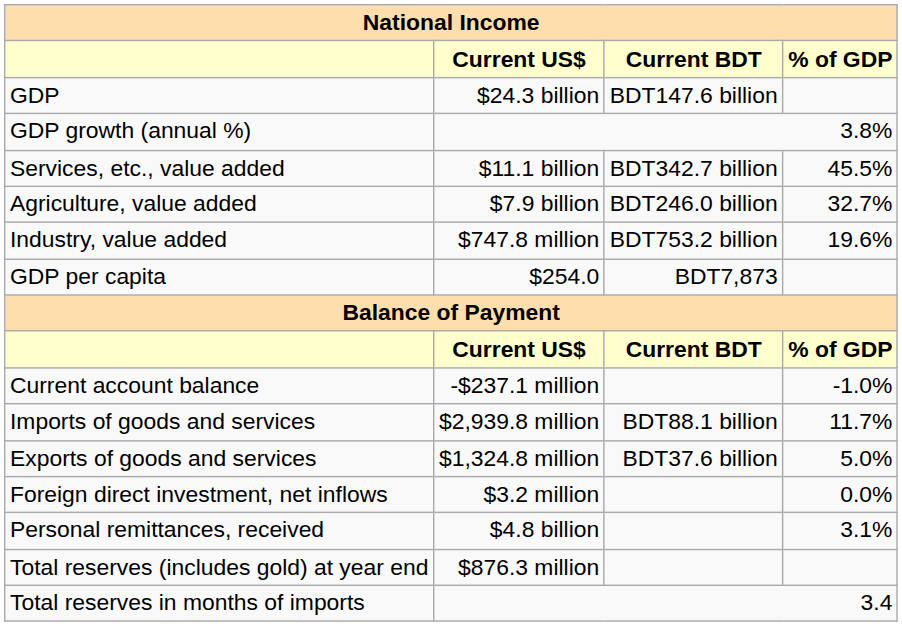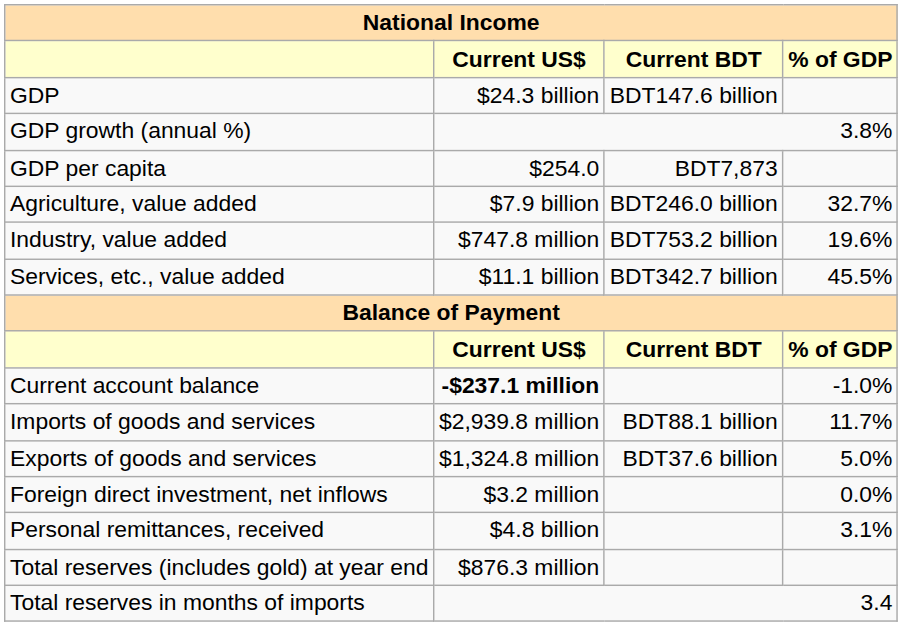rows swapped: (88, 276) <-> (147, 167)
(525, 385) normal -> (520, 385) bold
